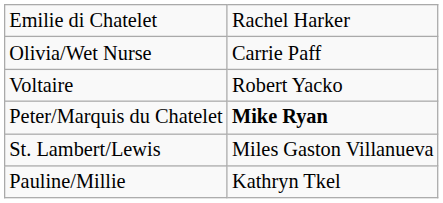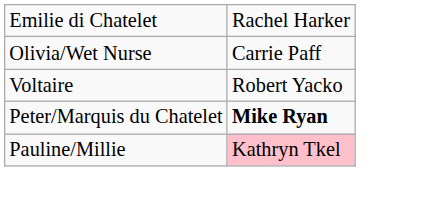- row: (85, 149)
(286, 181) no background -> (286, 149) pink background
